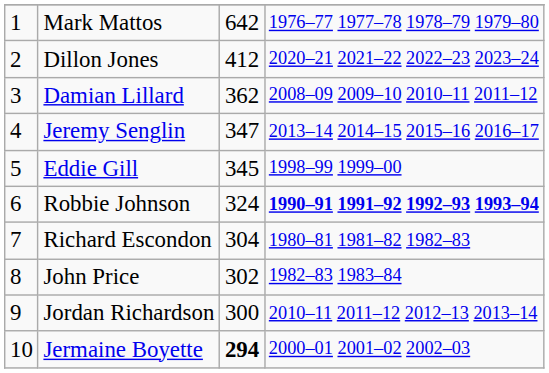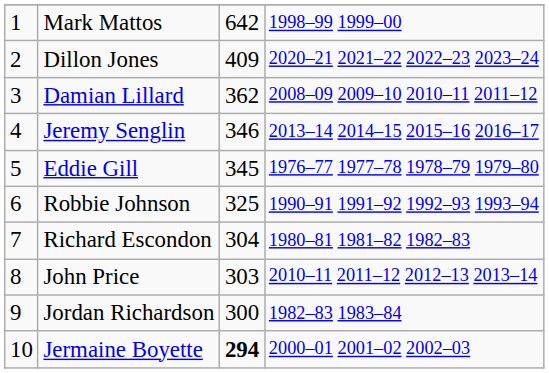(404, 22) 1976–77 1977–78 1978–79 1979–80 -> (335, 22) 1998–99 1999–00
(242, 58) 412 -> (242, 58) 409
(242, 131) 347 -> (242, 131) 346
(335, 167) 1998–99 1999–00 -> (404, 167) 1976–77 1977–78 1978–79 1979–80
(242, 204) 324 -> (242, 204) 325
(404, 204) bold -> (404, 204) normal
(242, 276) 302 -> (242, 276) 303
(335, 276) 1982–83 1983–84 -> (403, 276) 2010–11 2011–12 2012–13 2013–14
(403, 312) 2010–11 2011–12 2012–13 2013–14 -> (335, 312) 1982–83 1983–84
